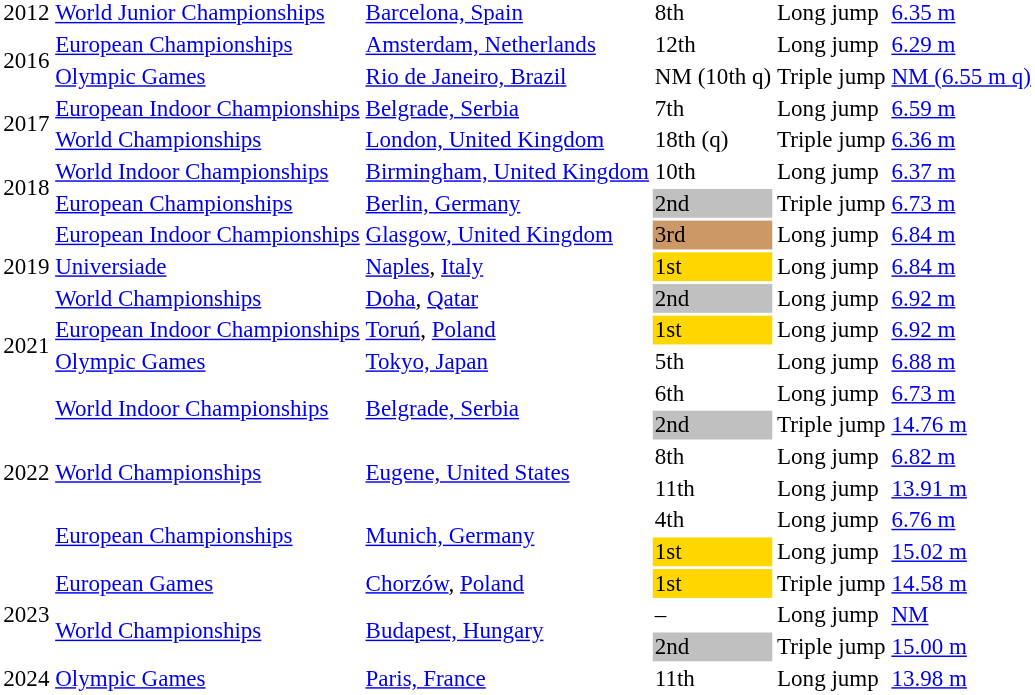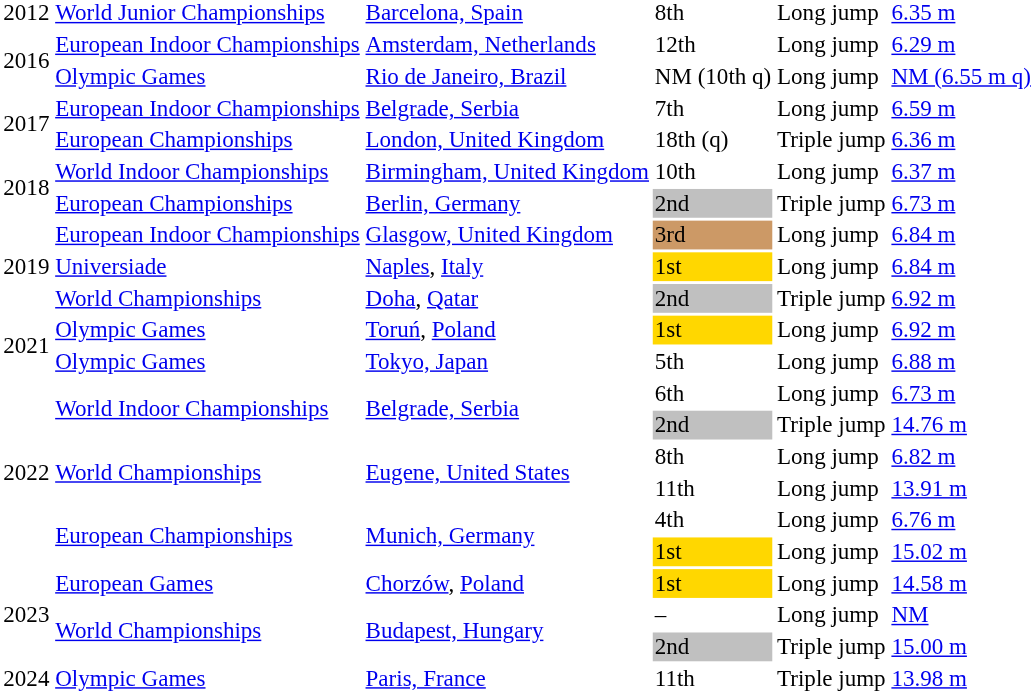(174, 44) European Championships -> (207, 44) European Indoor Championships
(831, 76) Triple jump -> (828, 76) Long jump
(158, 139) World Championships -> (174, 139) European Championships
(828, 298) Long jump -> (831, 298) Triple jump
(207, 329) European Indoor Championships -> (130, 329) Olympic Games
(831, 583) Triple jump -> (828, 583) Long jump
(828, 678) Long jump -> (831, 678) Triple jump
